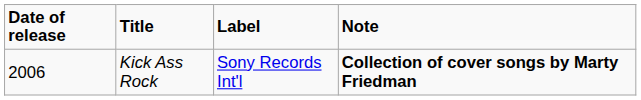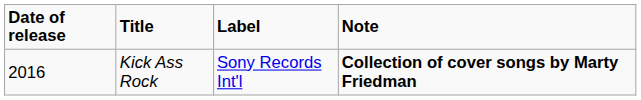(27, 72) 2006 -> (27, 72) 2016
